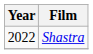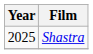(22, 37) 2022 -> (22, 37) 2025
